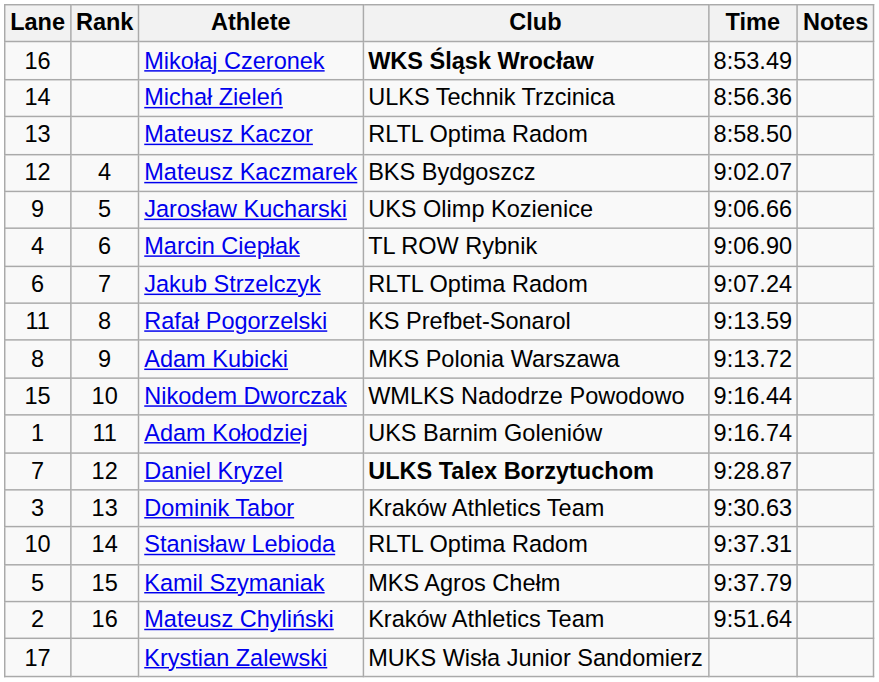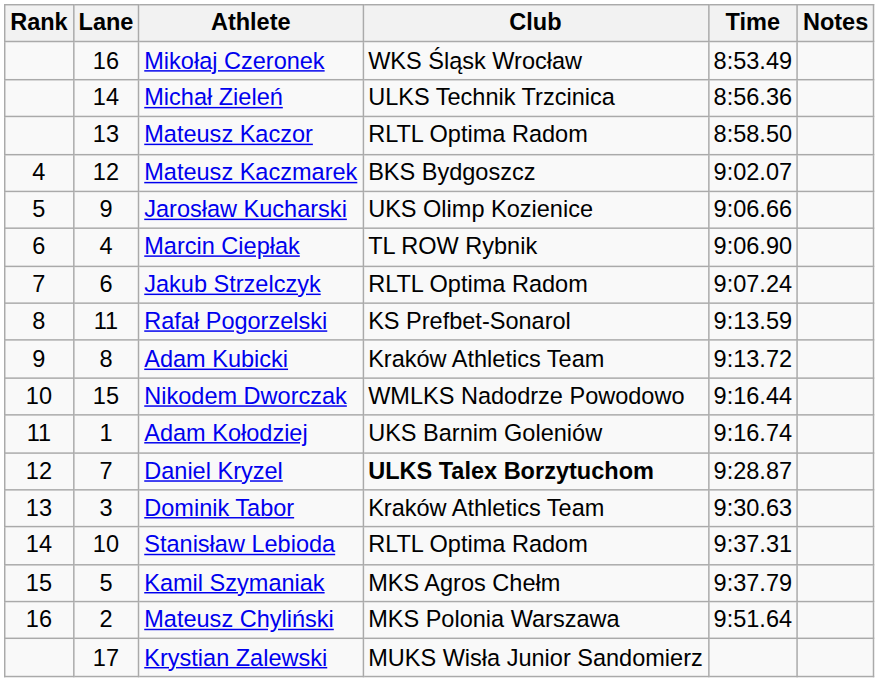columns swapped: (105, 23) <-> (38, 23)
(481, 60) bold -> (475, 60) normal
(494, 358) MKS Polonia Warszawa -> (486, 358) Kraków Athletics Team
(486, 619) Kraków Athletics Team -> (494, 619) MKS Polonia Warszawa
